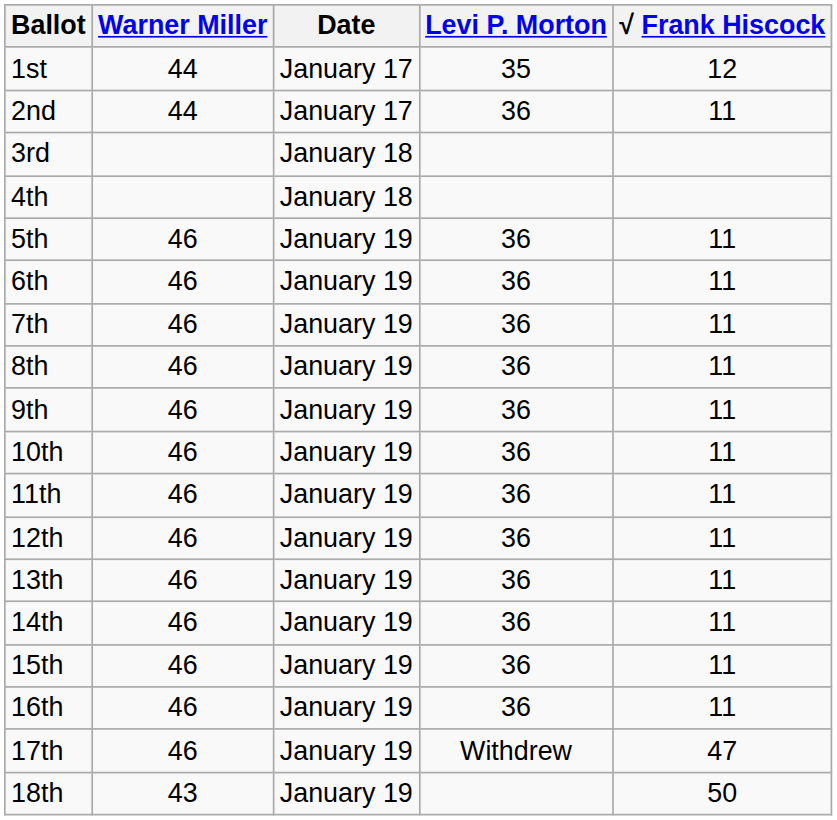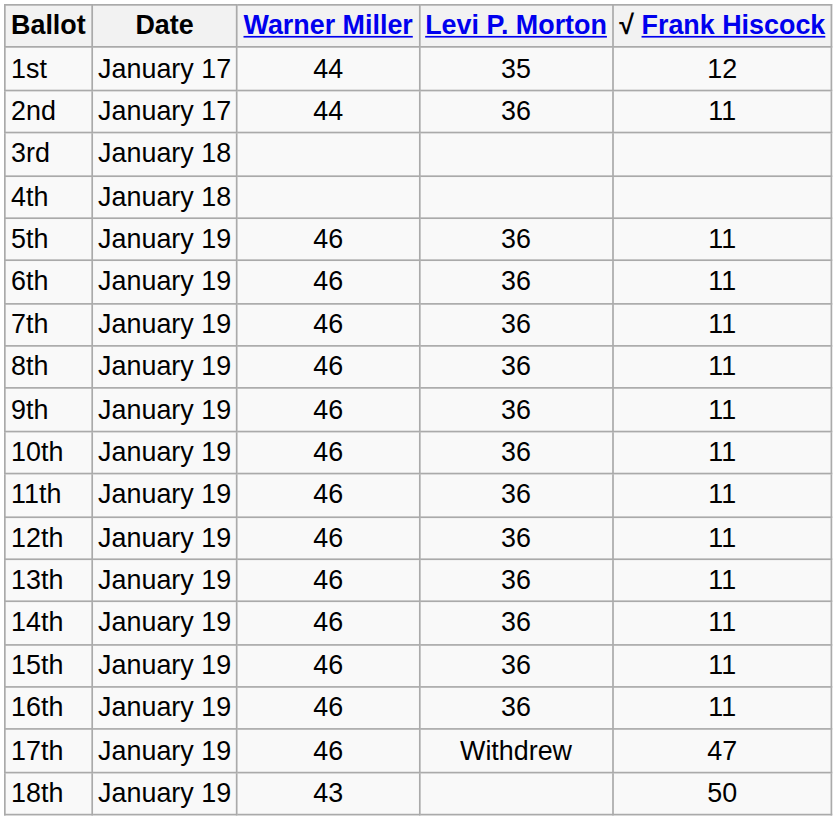columns swapped: (346, 25) <-> (183, 25)
